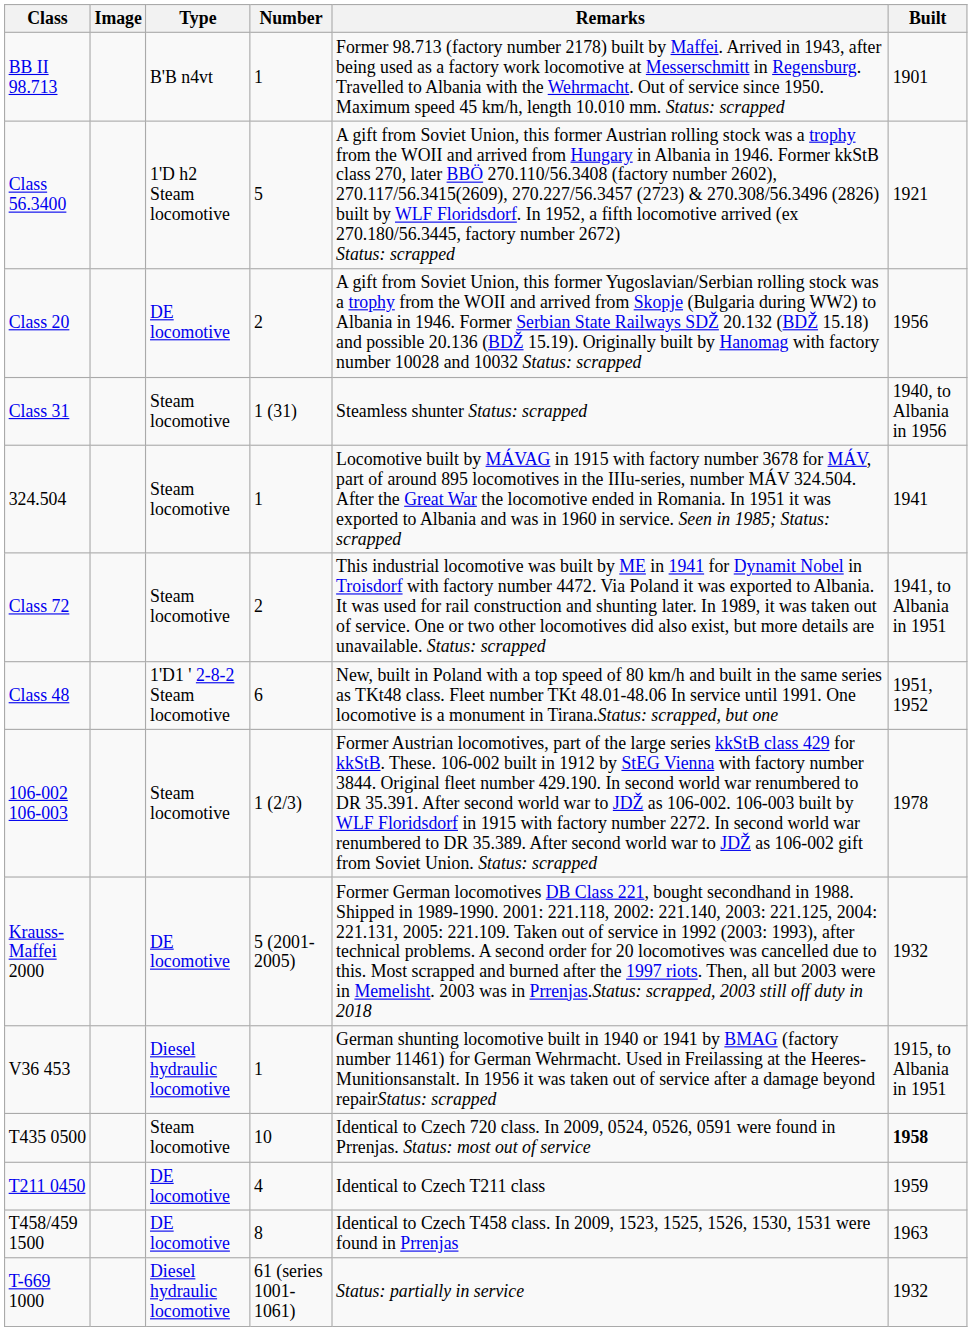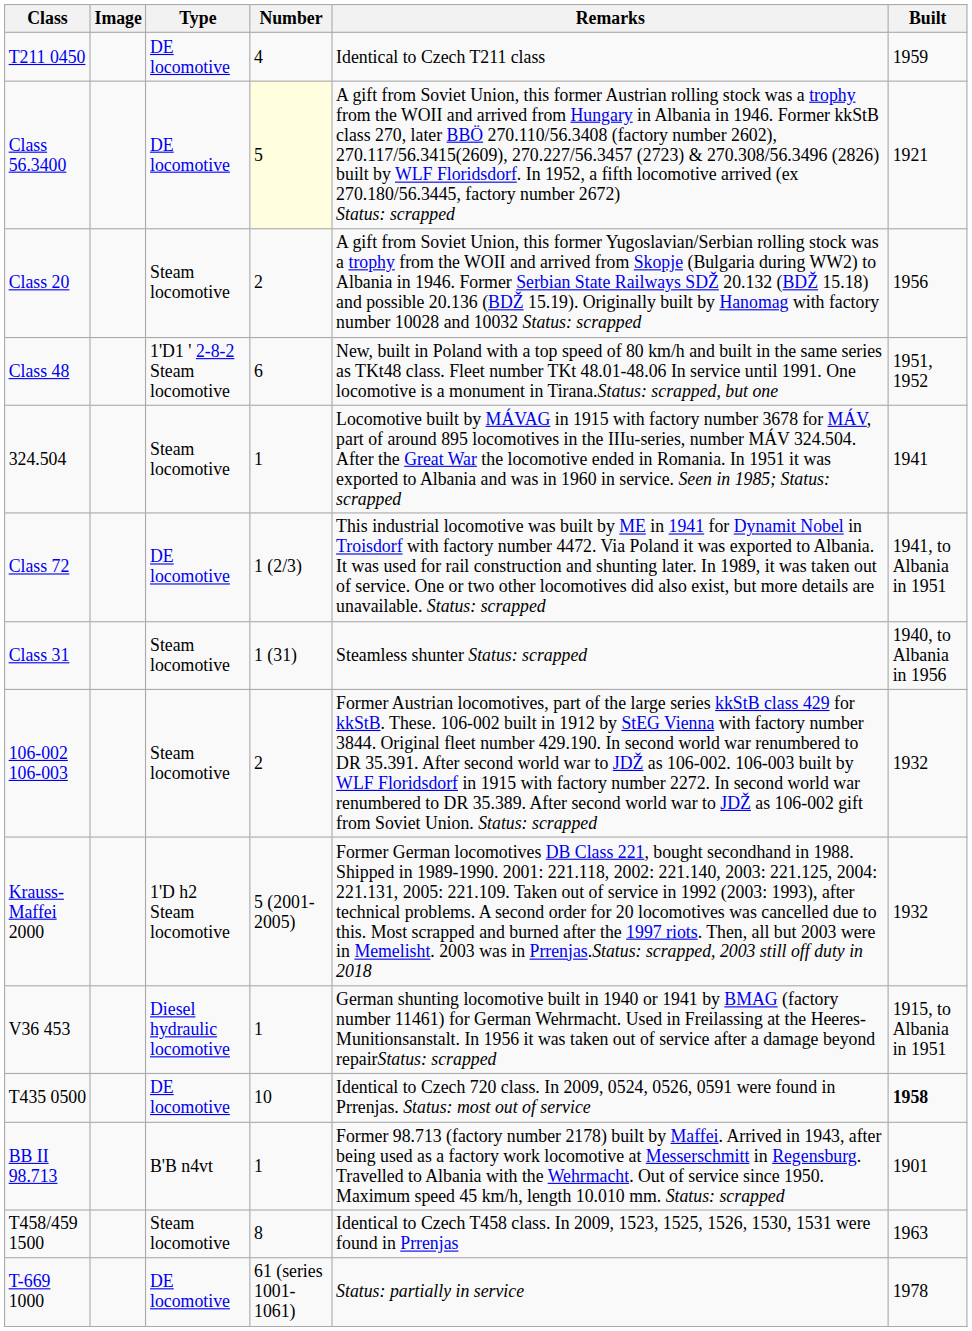rows swapped: (33, 76) <-> (47, 1185)
(190, 194) 1'D h2 Steam locomotive -> (190, 154) DE locomotive
(258, 194) no background -> (258, 154) lightyellow background
(190, 322) DE locomotive -> (190, 282) Steam locomotive
rows swapped: (39, 410) <-> (39, 695)
(190, 607) Steam locomotive -> (190, 567) DE locomotive
(258, 607) 2 -> (278, 567) 1 (2/3)
(278, 803) 1 (2/3) -> (258, 763) 2
(910, 803) 1978 -> (910, 763) 1932
(190, 951) DE locomotive -> (190, 911) 1'D h2 Steam locomotive
(190, 1137) Steam locomotive -> (190, 1097) DE locomotive
(190, 1233) DE locomotive -> (190, 1233) Steam locomotive
(190, 1292) Diesel hydraulic locomotive -> (190, 1292) DE locomotive
(910, 1292) 1932 -> (910, 1292) 1978
